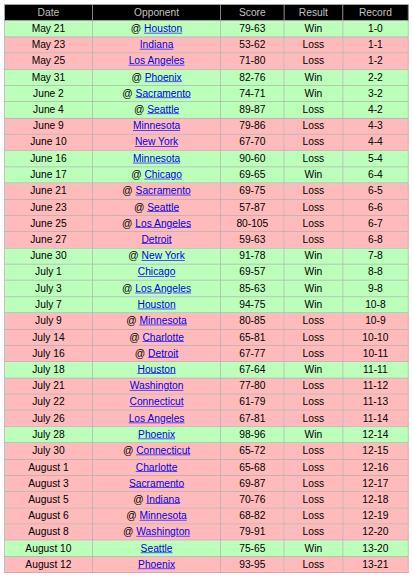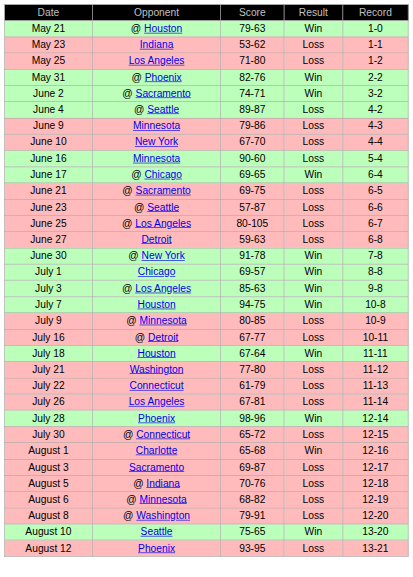- row: (48, 337)
(313, 467) Loss -> (313, 451) Win
